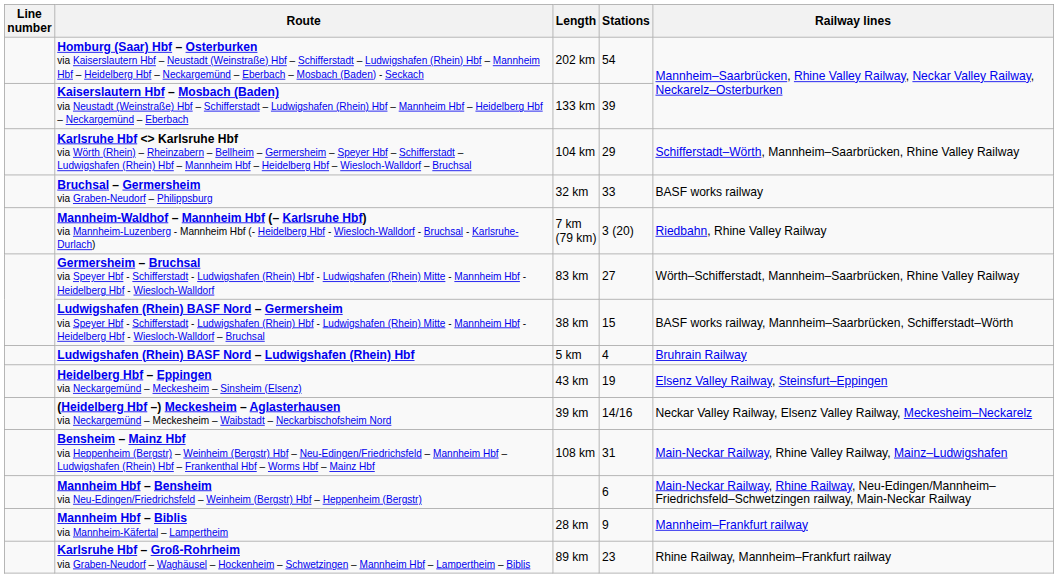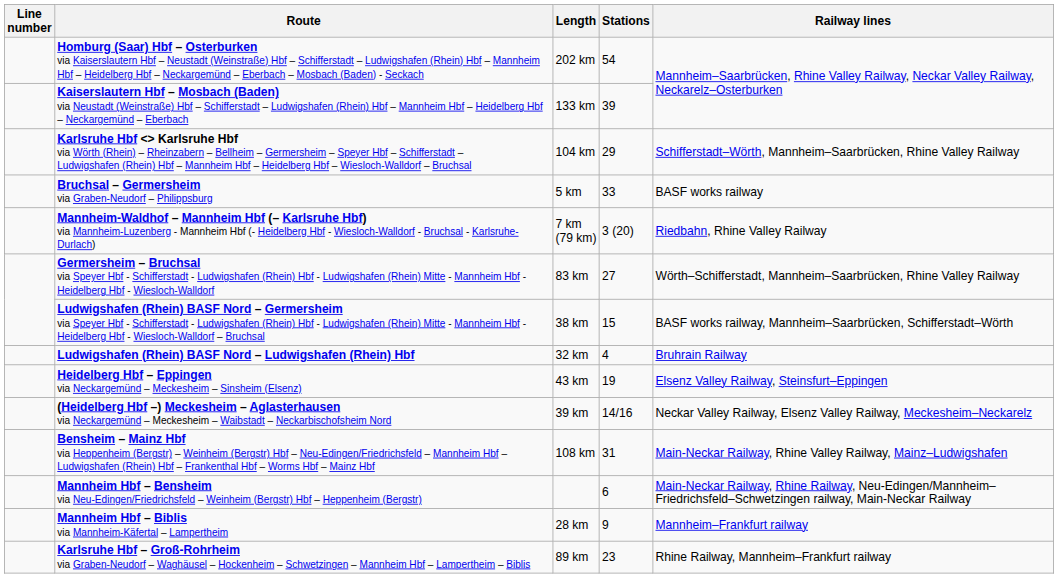(572, 192) 32 km -> (569, 192) 5 km
(569, 355) 5 km -> (572, 355) 32 km
